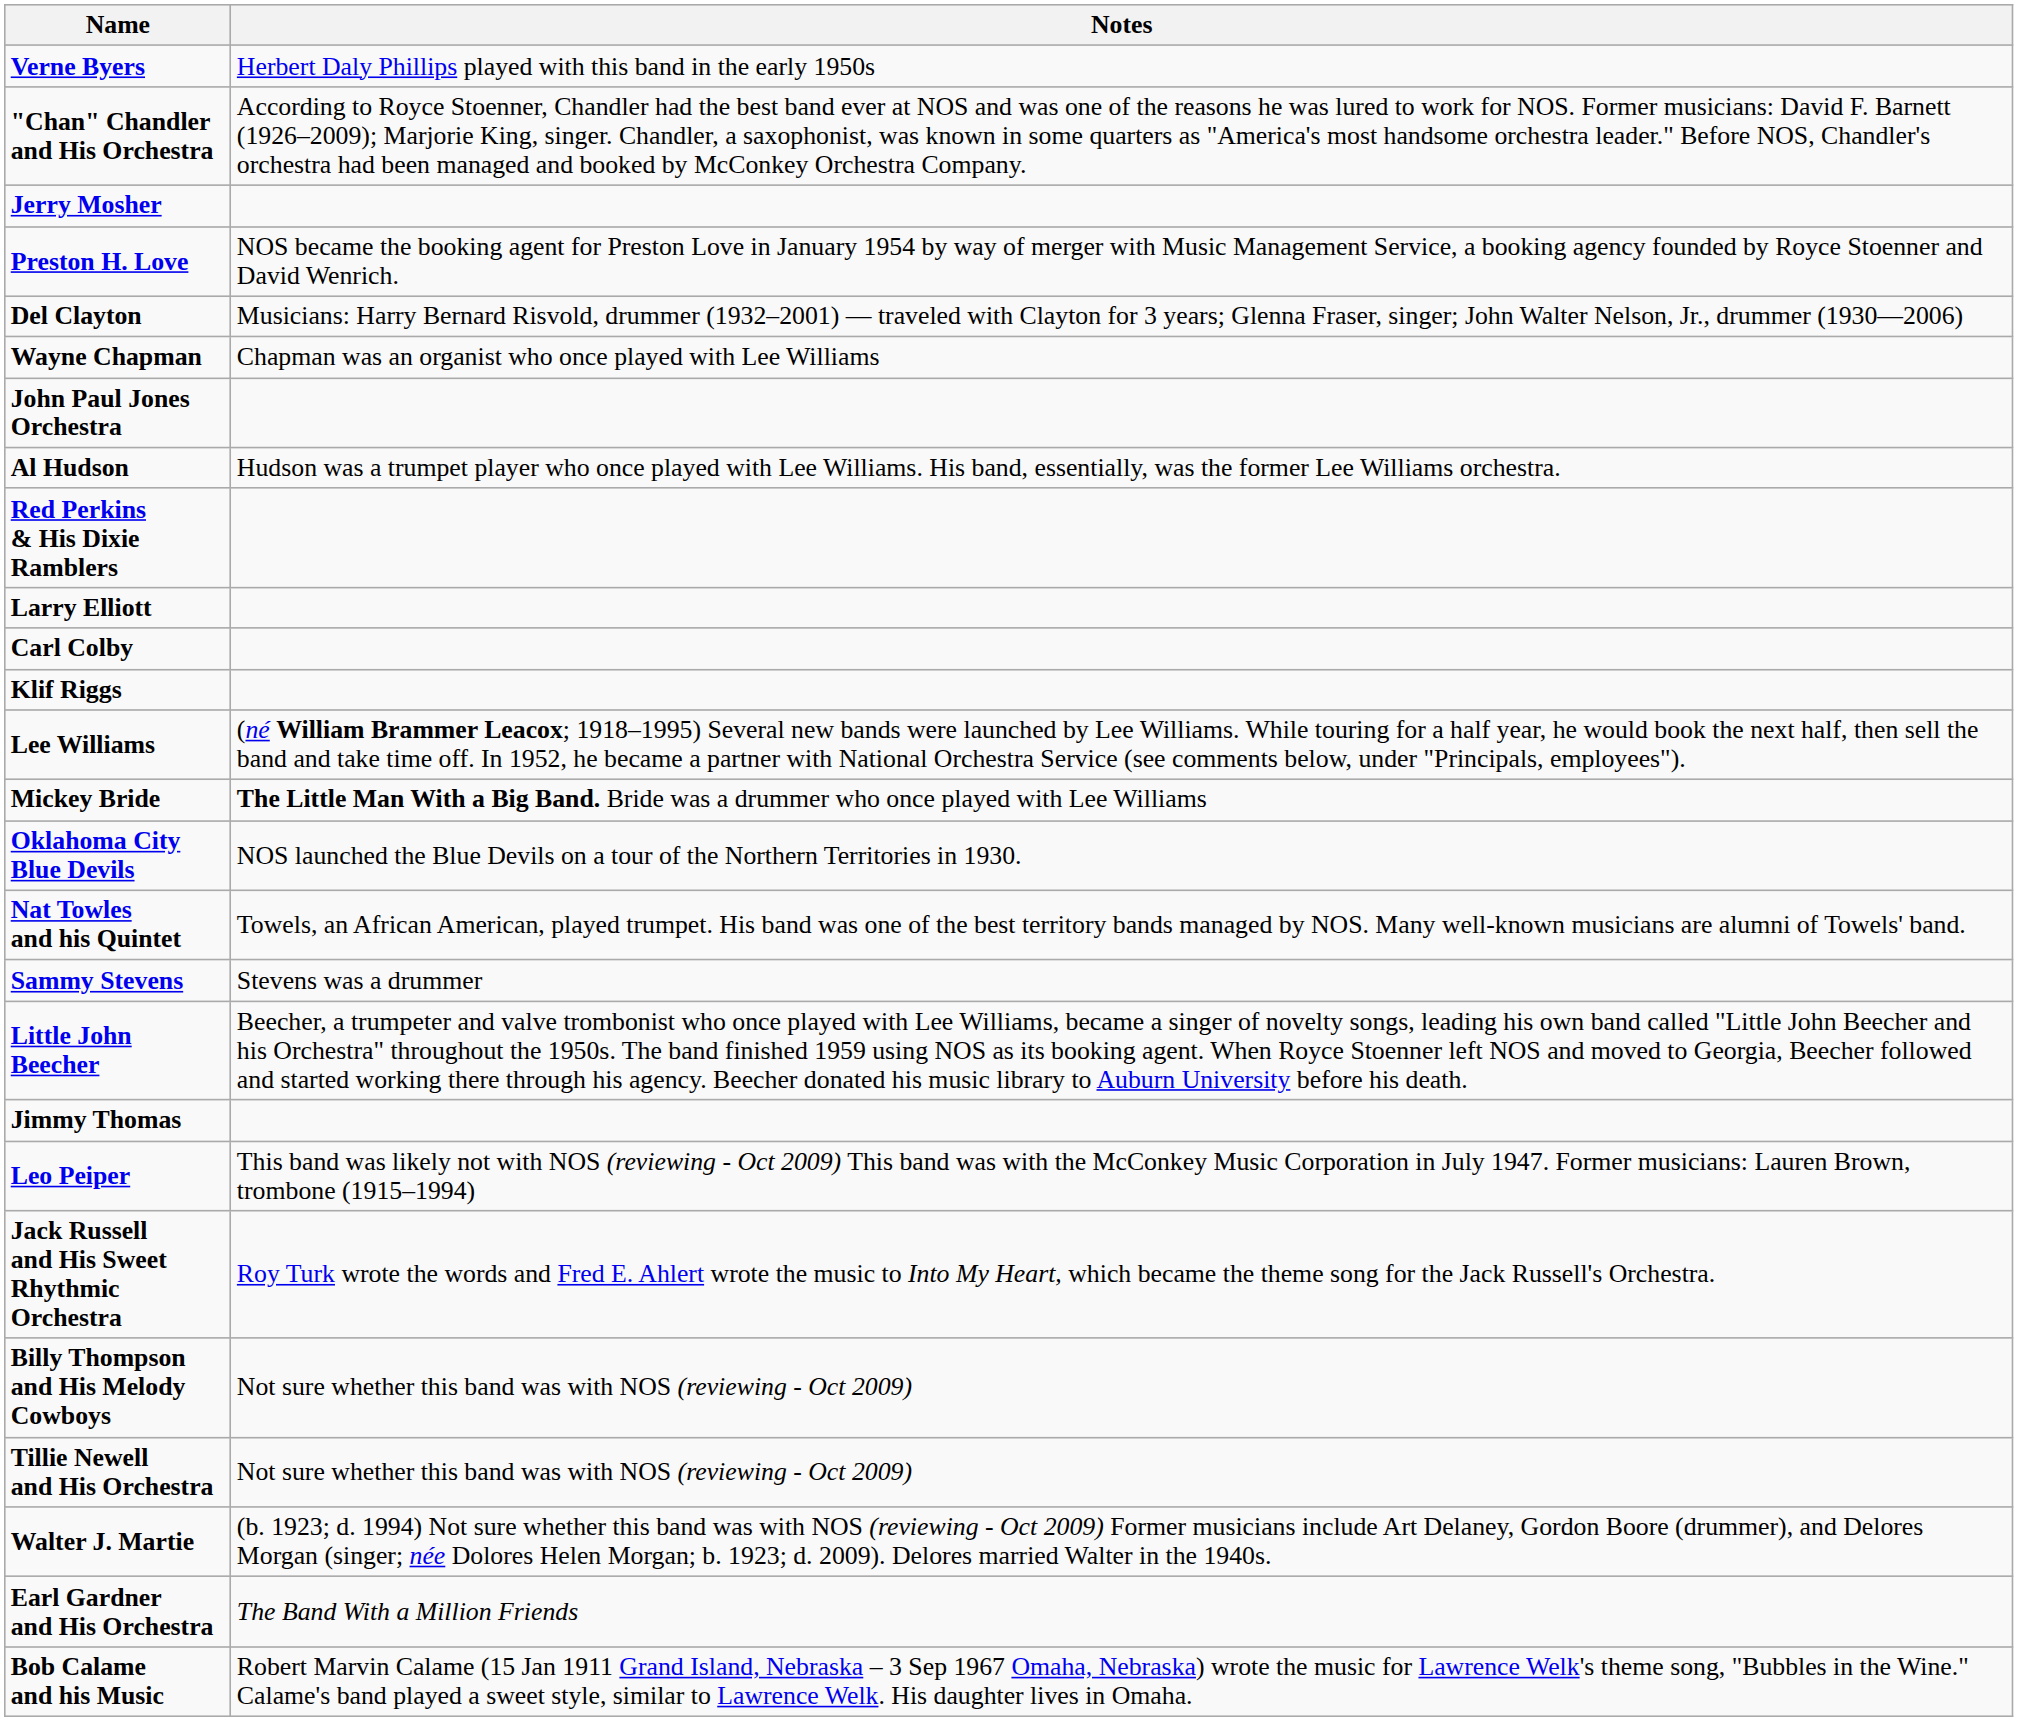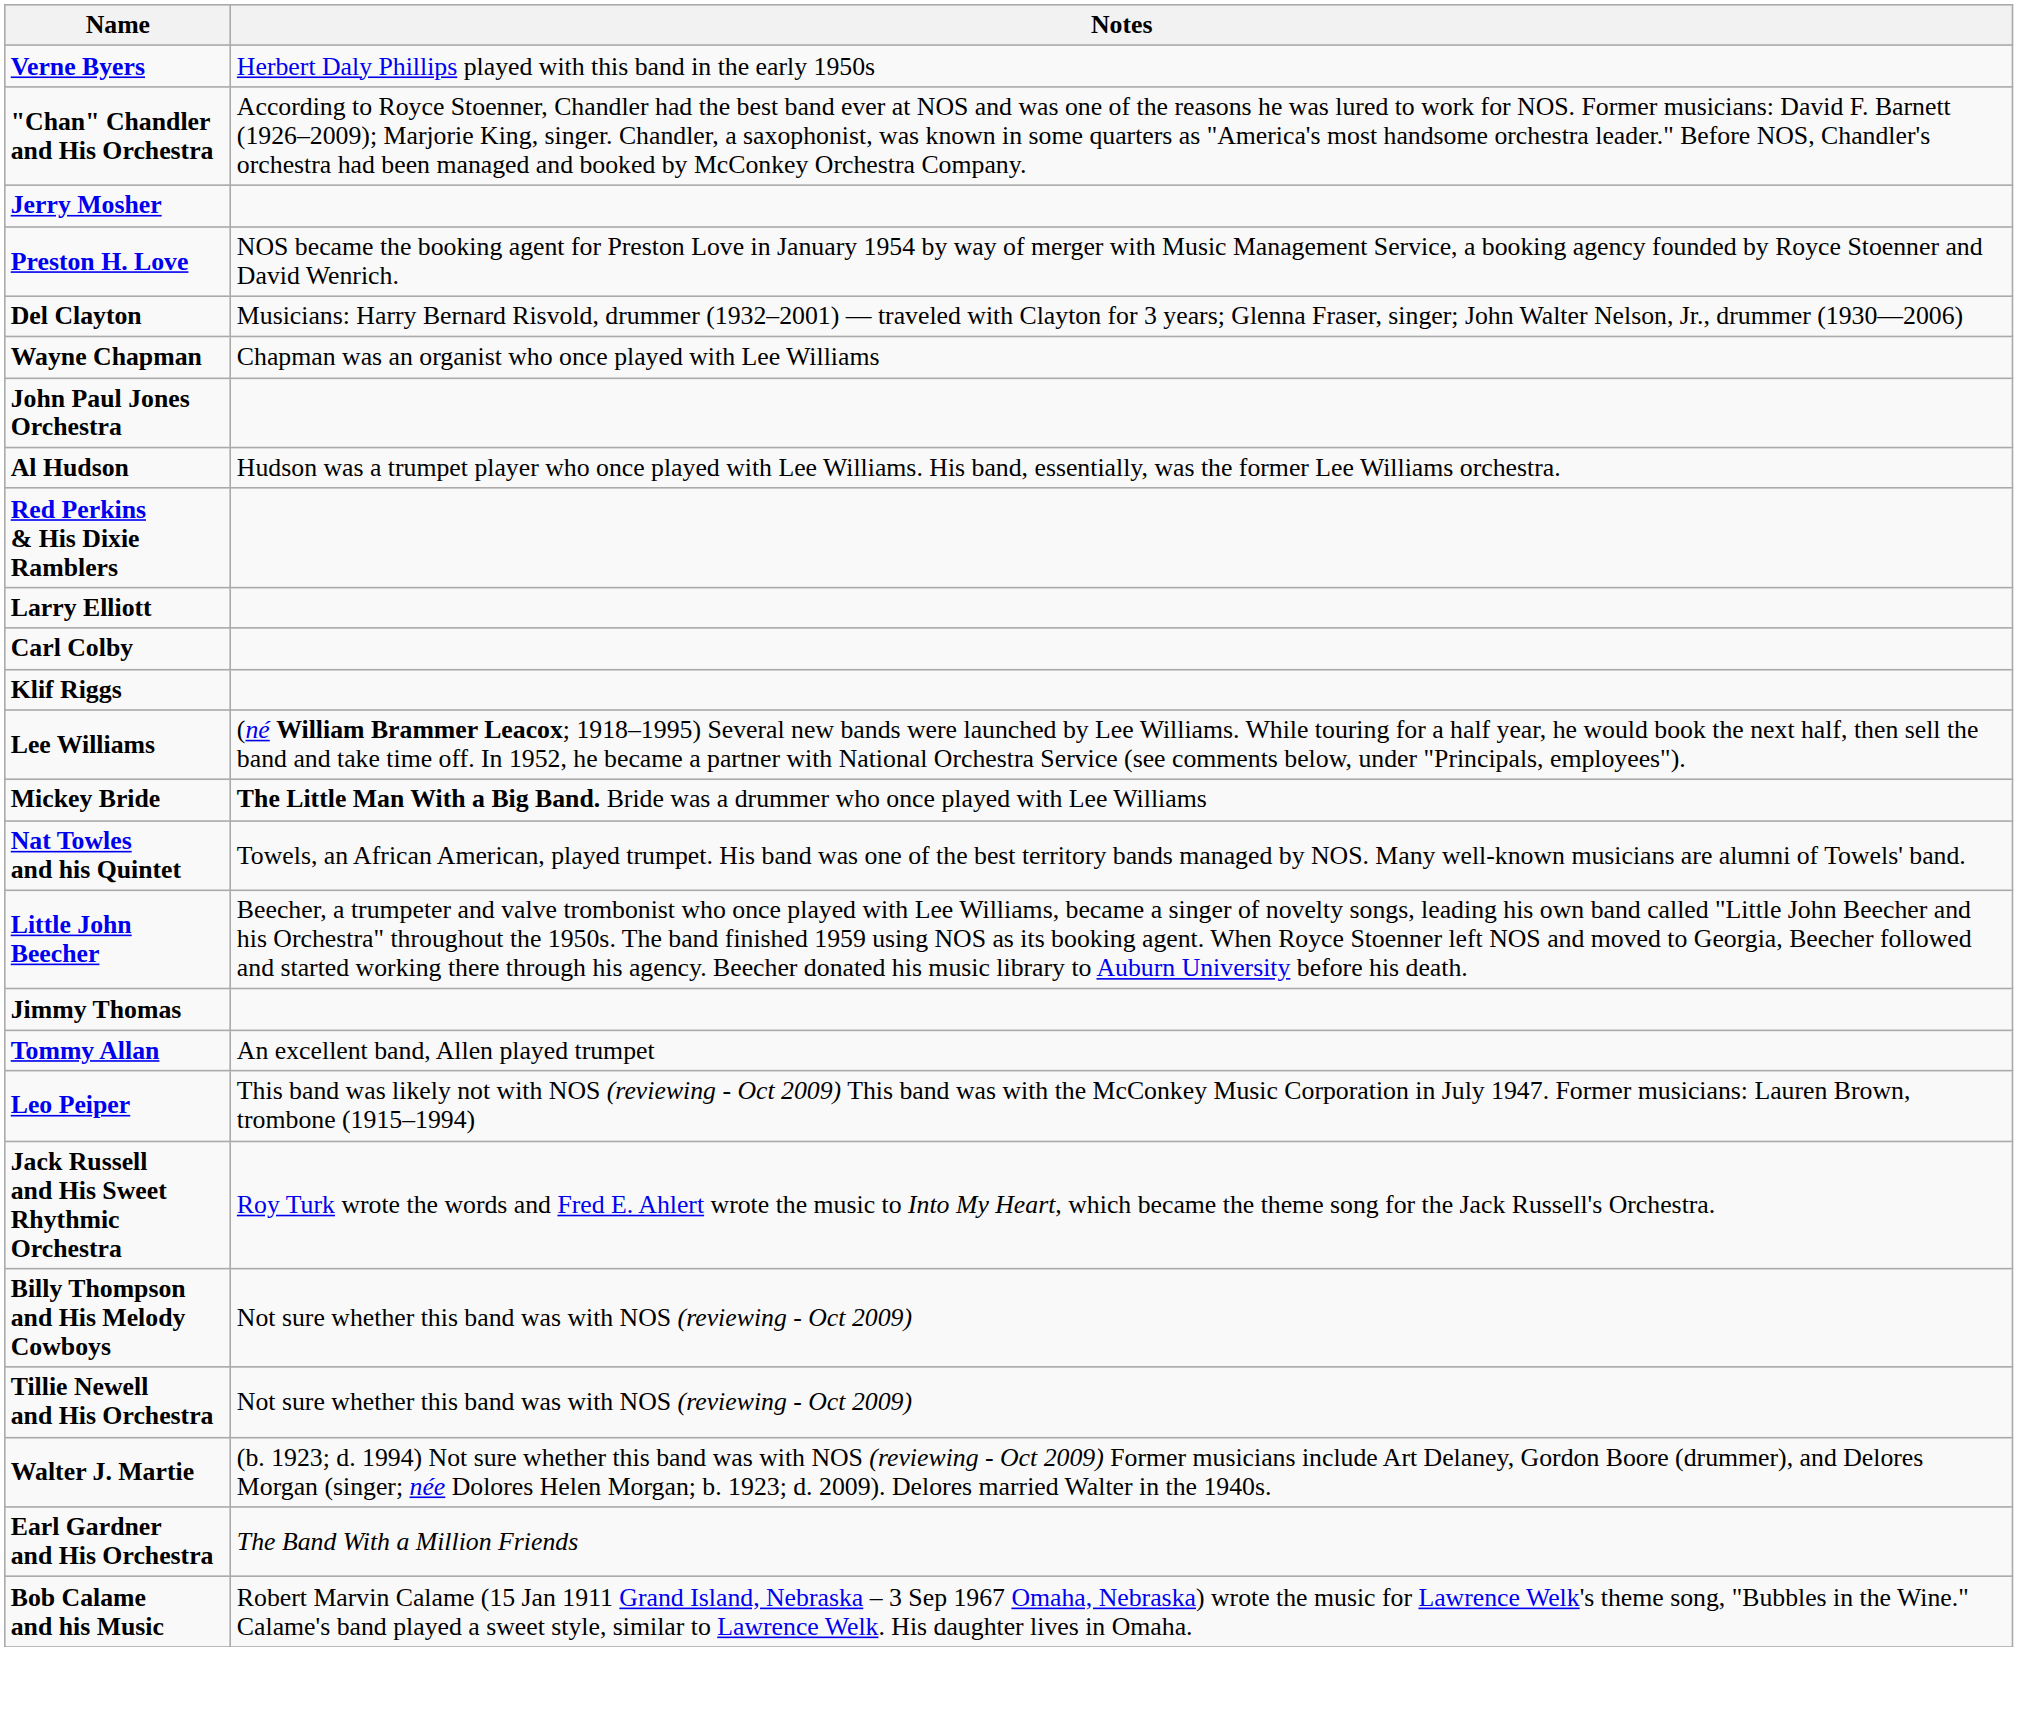- row: (96, 855)
- row: (97, 980)
+ row: (85, 1050)
